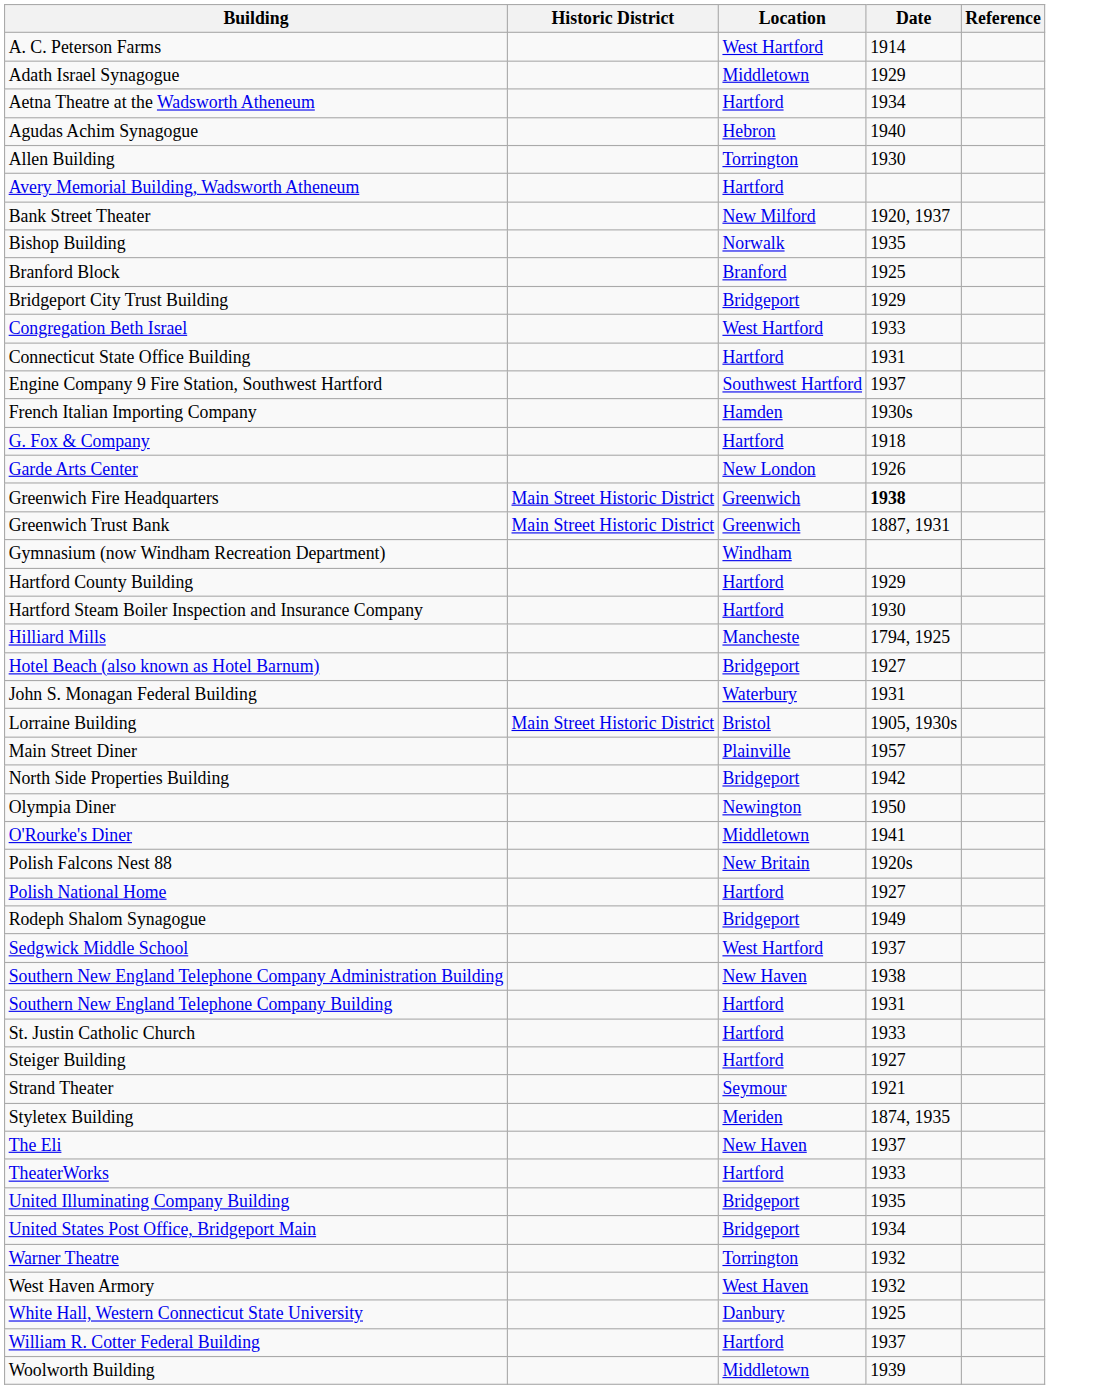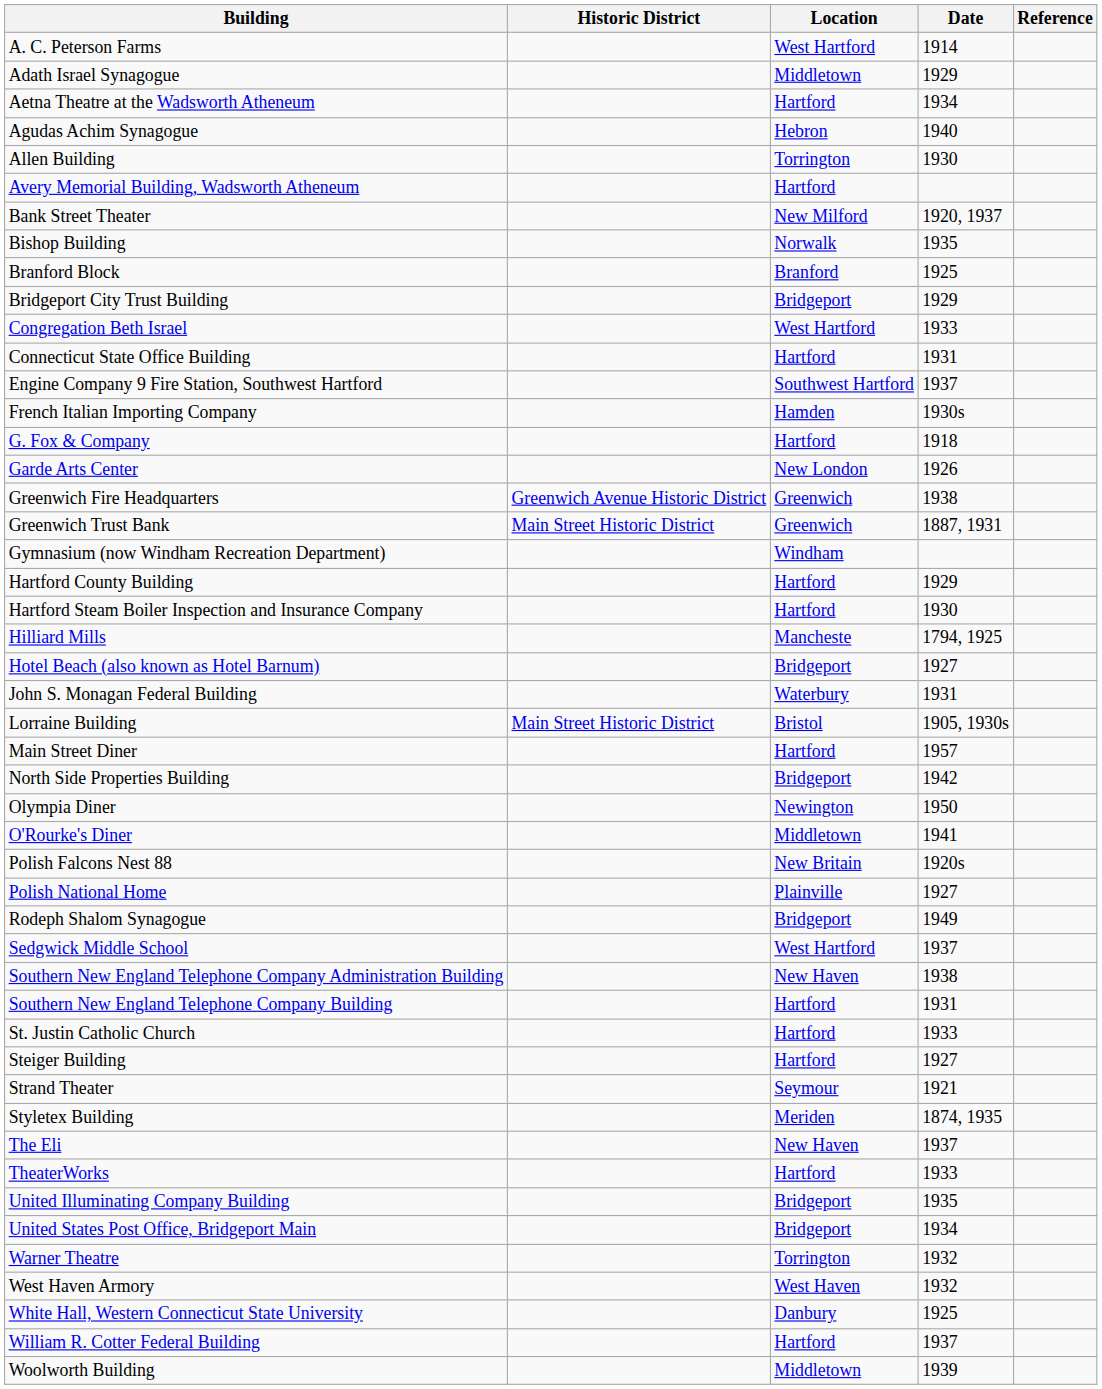(613, 497) Main Street Historic District -> (639, 497) Greenwich Avenue Historic District
(888, 497) bold -> (940, 497) normal
(756, 750) Plainville -> (805, 750) Hartford
(753, 891) Hartford -> (808, 891) Plainville
